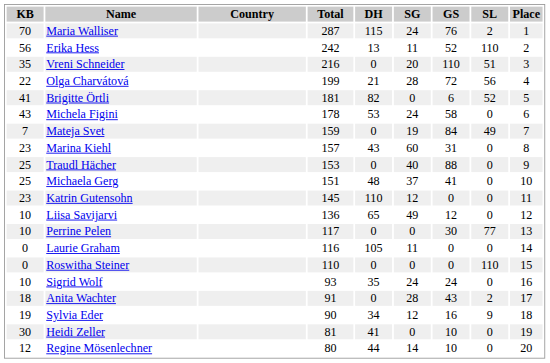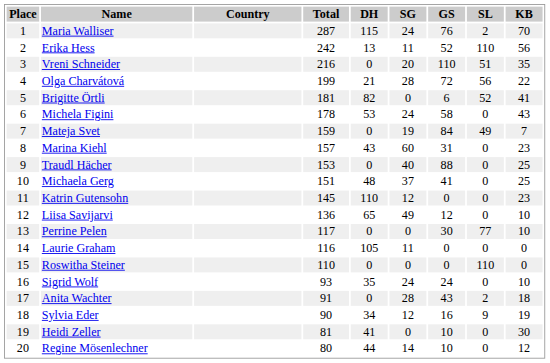columns swapped: (526, 14) <-> (25, 14)
